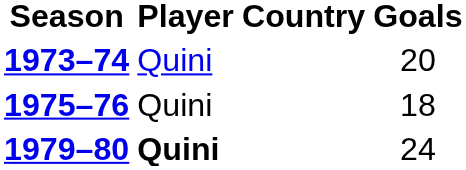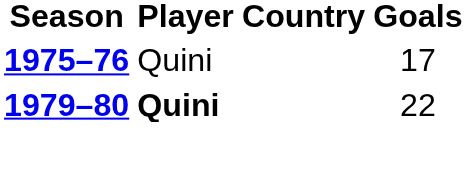- row: (67, 60)
(418, 105) 18 -> (418, 60) 17
(418, 149) 24 -> (418, 105) 22
